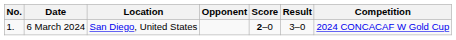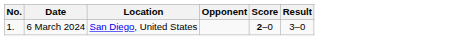- column: (383, 12)
